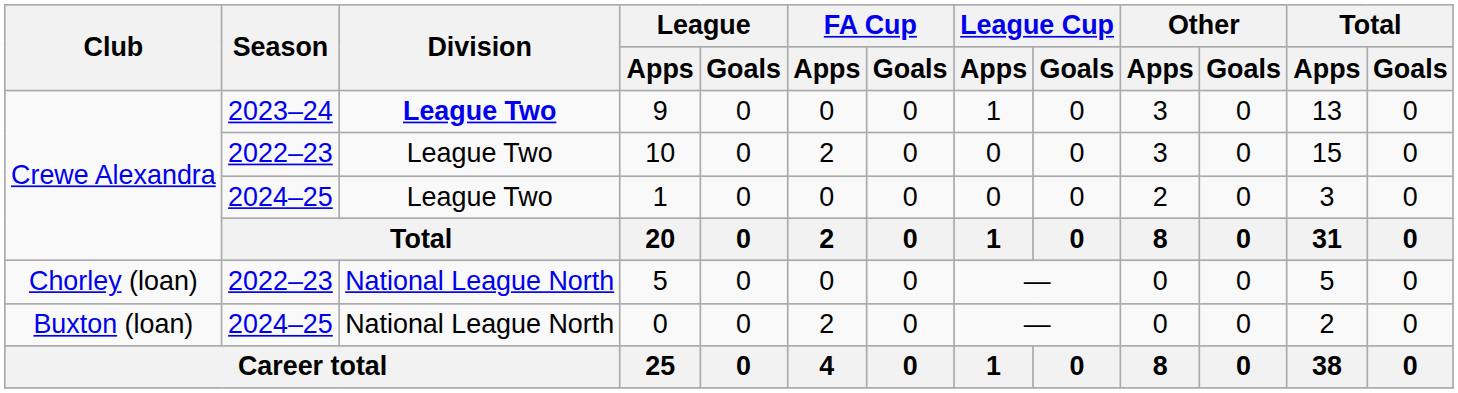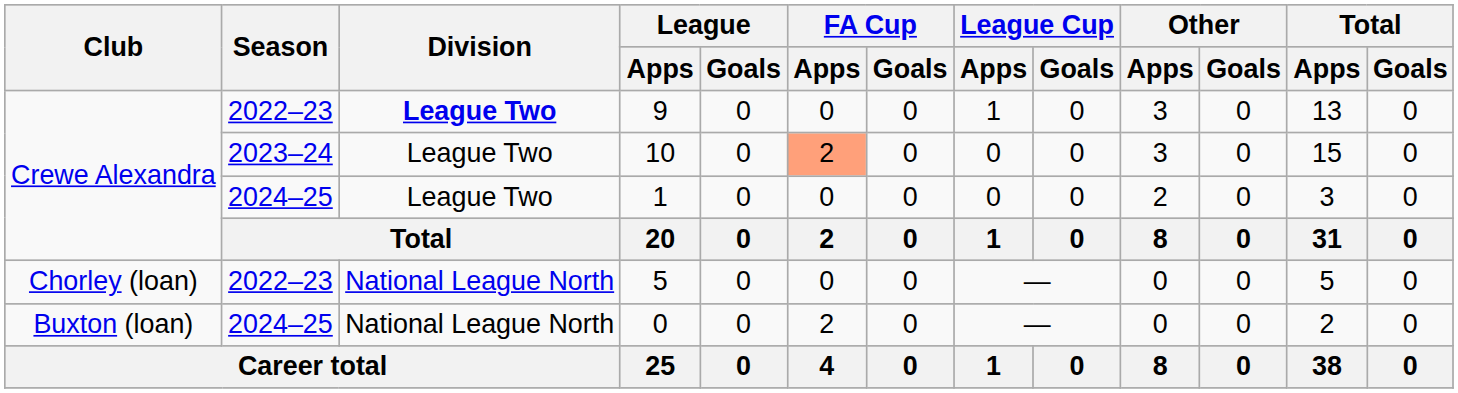(280, 111) 2023–24 -> (280, 111) 2022–23
(280, 153) 2022–23 -> (280, 153) 2023–24
(827, 153) no background -> (827, 153) lightsalmon background
